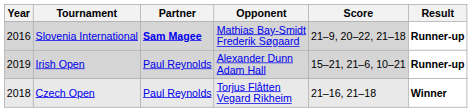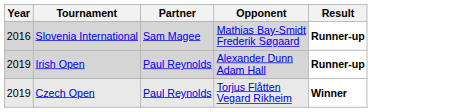- column: (358, 13)
(172, 36) bold -> (172, 36) normal
(19, 93) 2018 -> (19, 93) 2019
